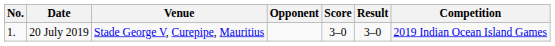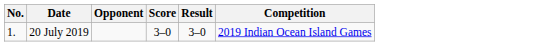- column: (179, 13)
